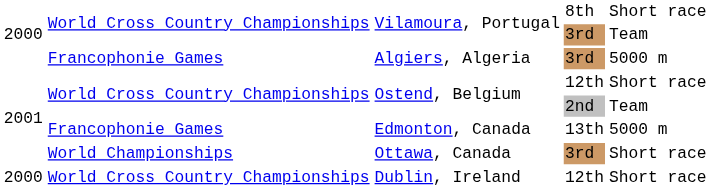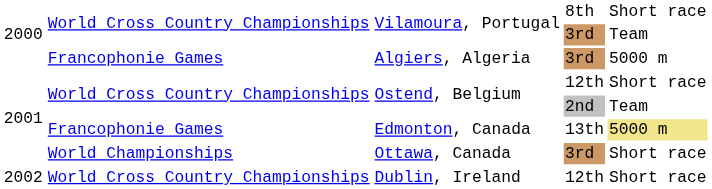(638, 130) no background -> (638, 130) khaki background
(23, 177) 2000 -> (23, 177) 2002
